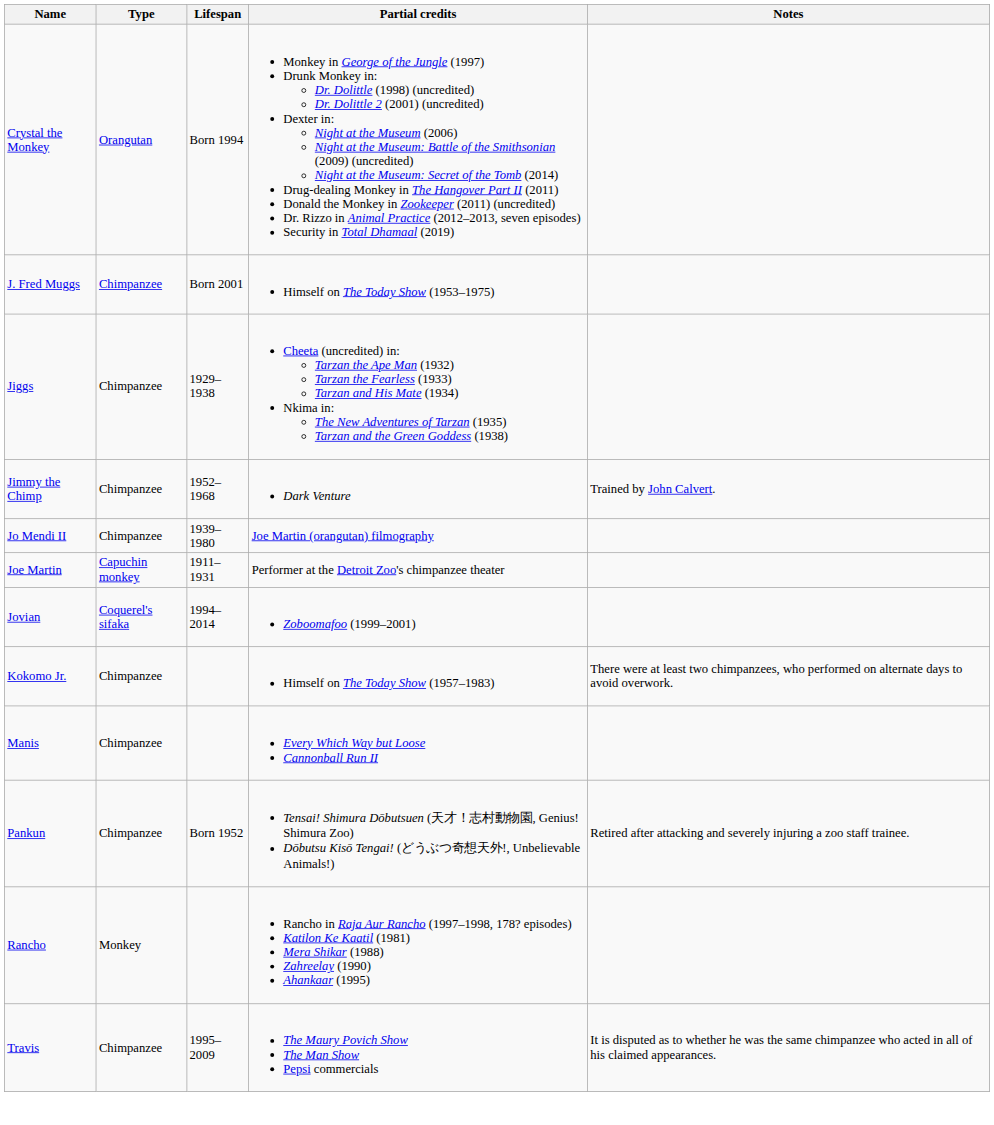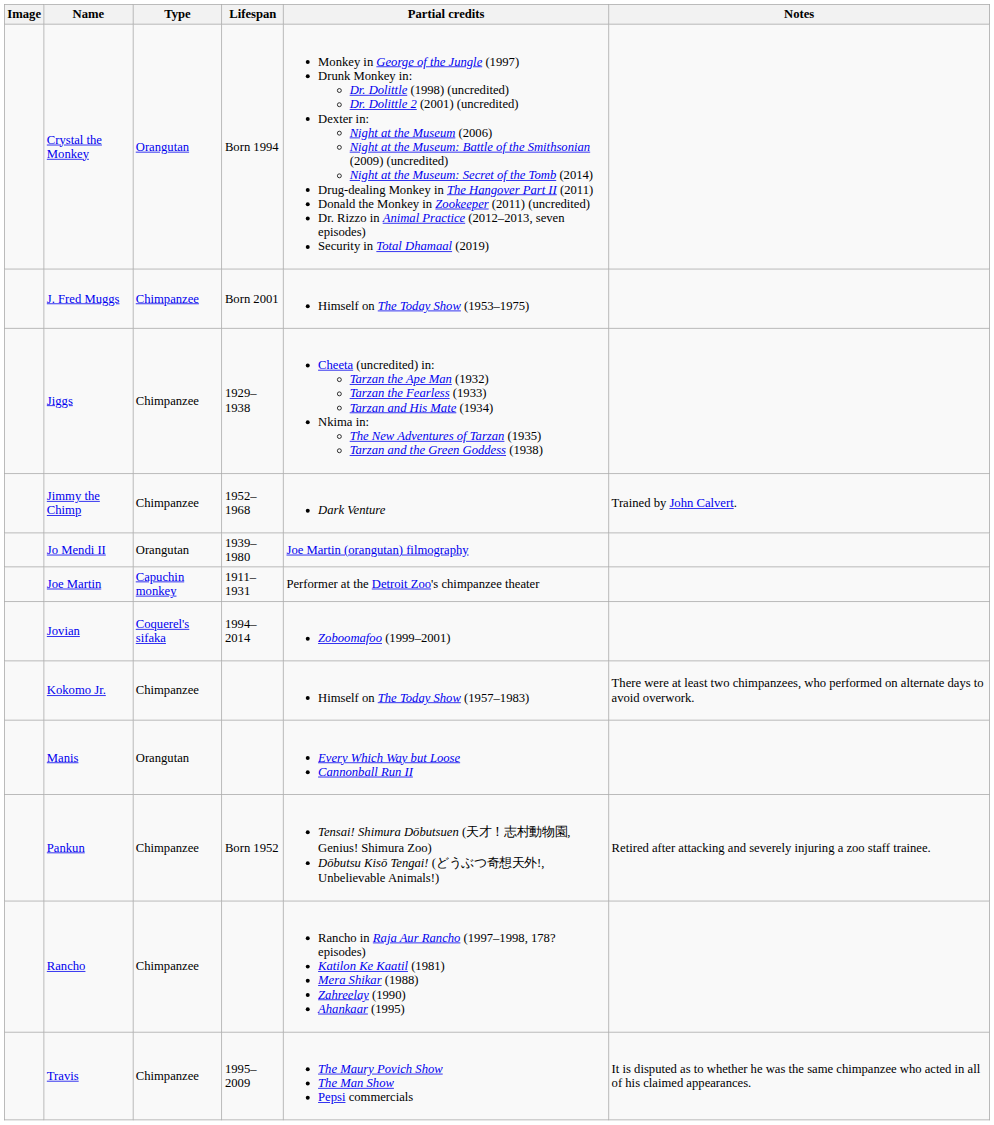+ column: (24, 14)
(131, 535) Chimpanzee -> (162, 550) Orangutan
(131, 743) Chimpanzee -> (162, 757) Orangutan
(120, 945) Monkey -> (167, 966) Chimpanzee
